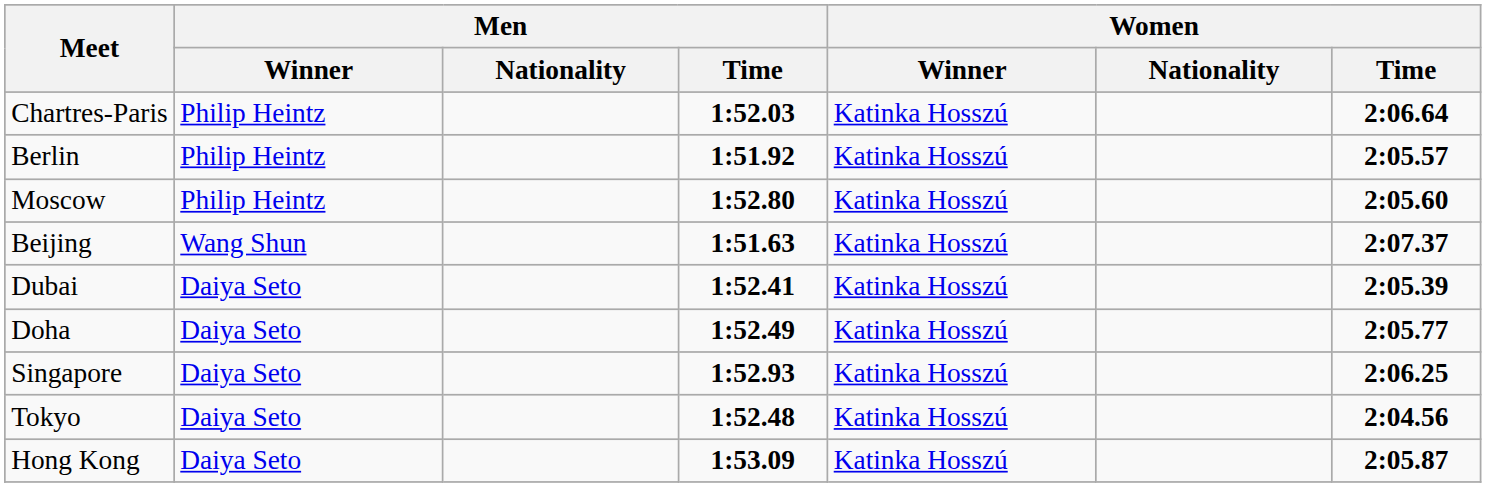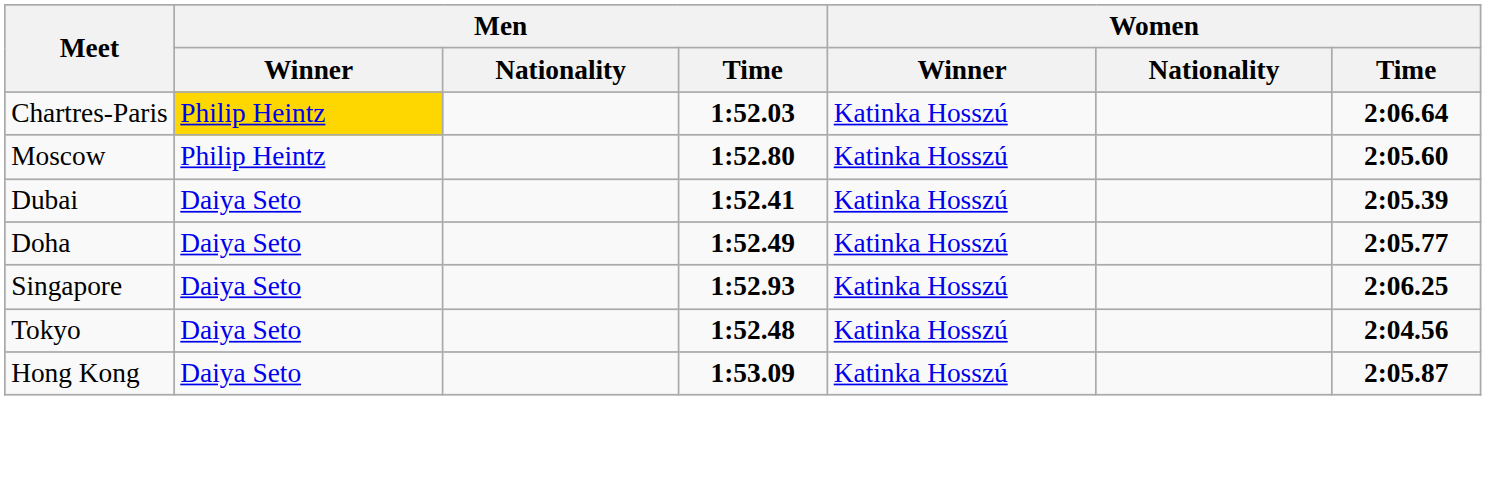(253, 112) no background -> (253, 112) gold background
- row: (45, 156)
- row: (51, 243)
